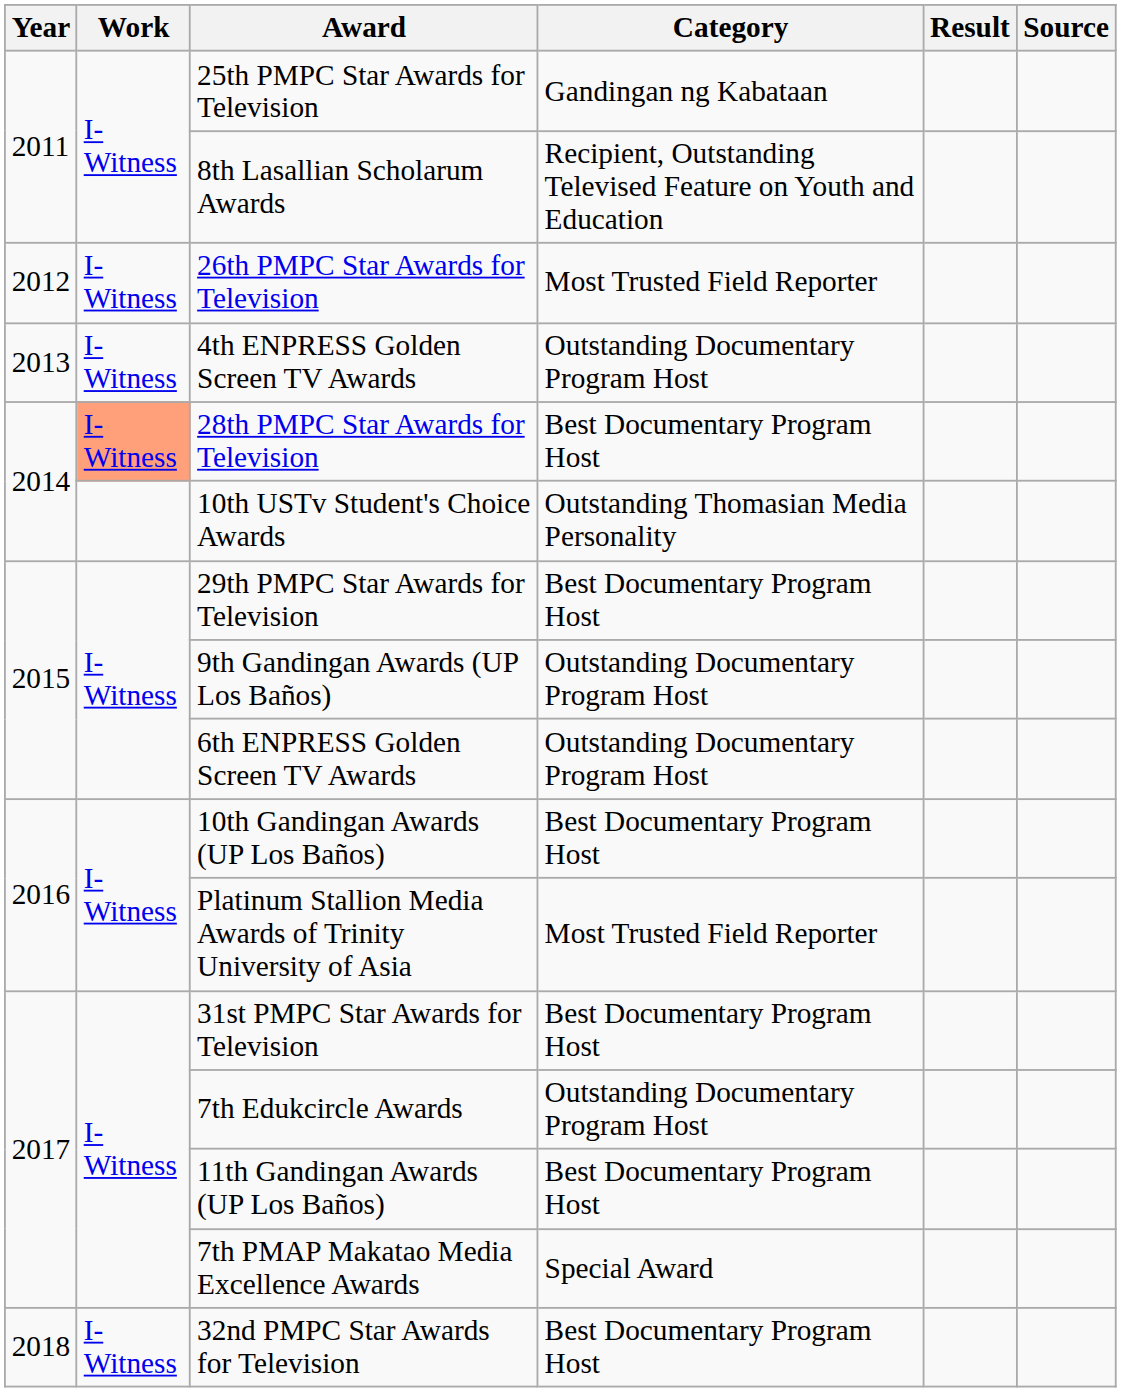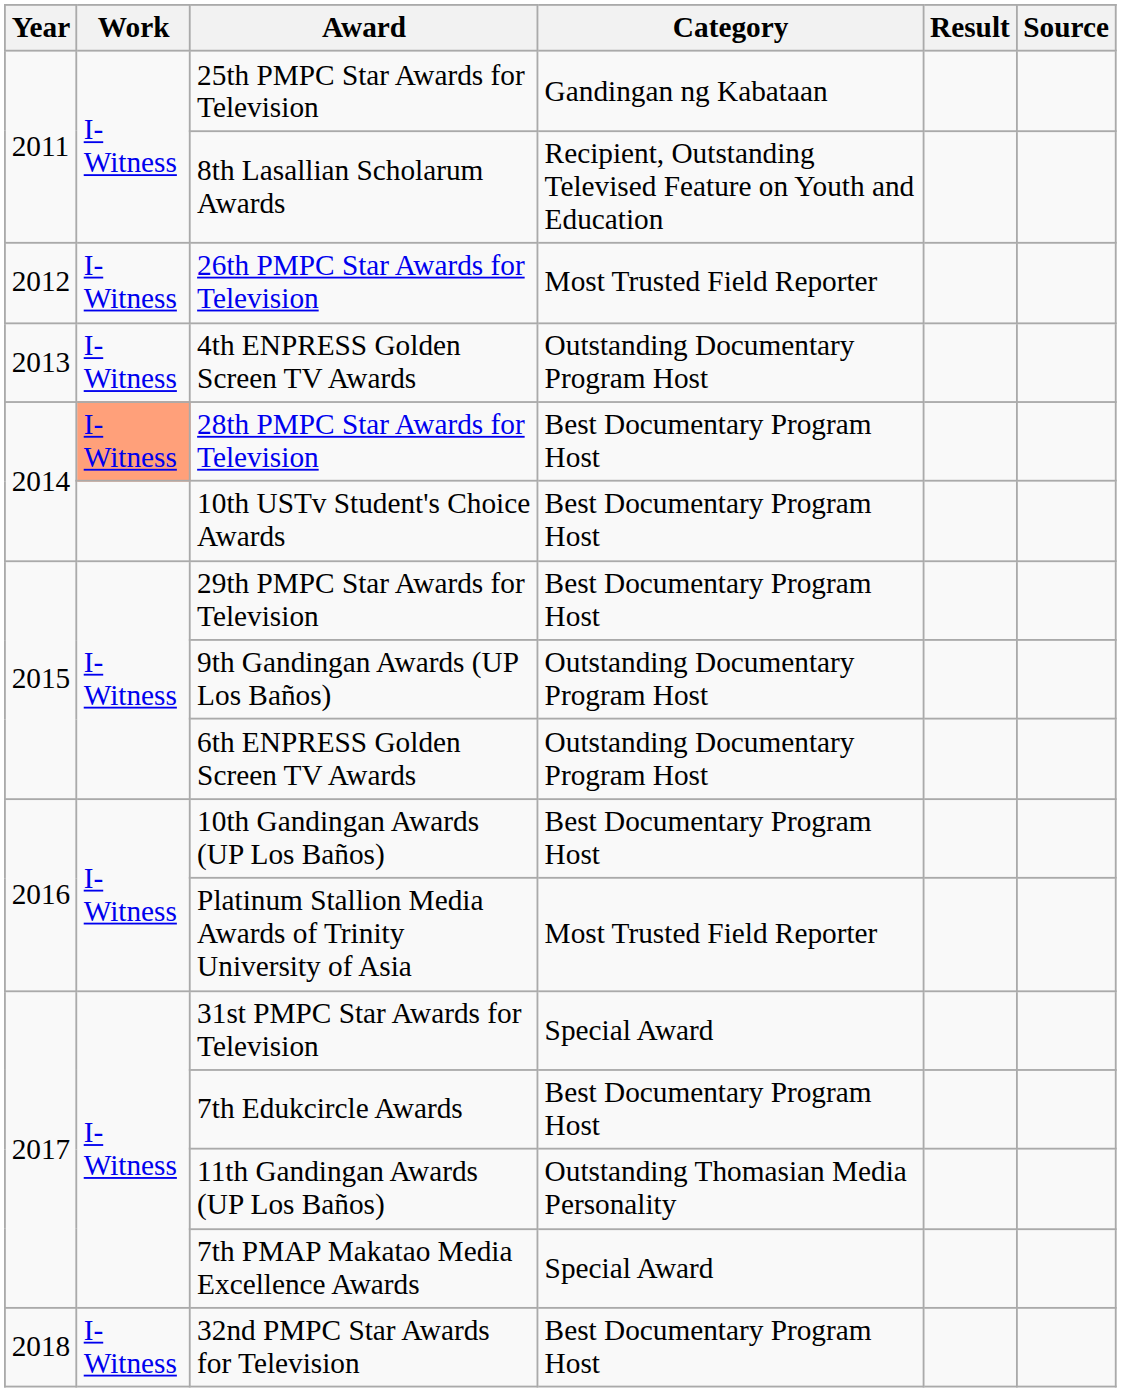(726, 520) Outstanding Thomasian Media Personality -> (708, 520) Best Documentary Program Host
(708, 1029) Best Documentary Program Host -> (629, 1029) Special Award
(700, 1109) Outstanding Documentary Program Host -> (708, 1109) Best Documentary Program Host
(708, 1188) Best Documentary Program Host -> (726, 1188) Outstanding Thomasian Media Personality
